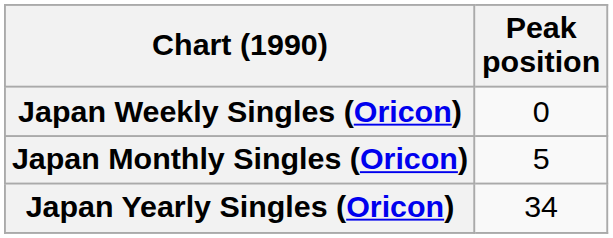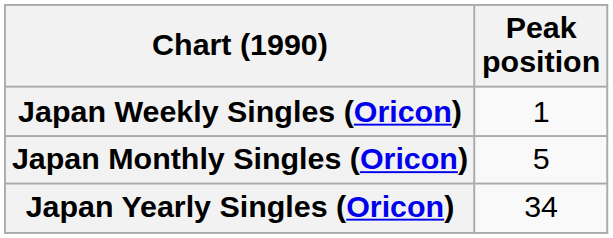(541, 111) 0 -> (541, 111) 1
